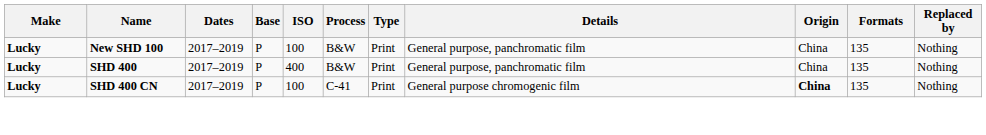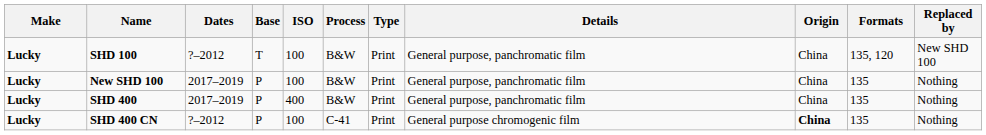+ row: (113, 54)
(216, 86) 2017–2019 -> (206, 120) ?–2012
